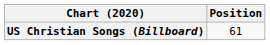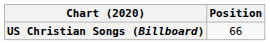(236, 31) 61 -> (236, 31) 66
